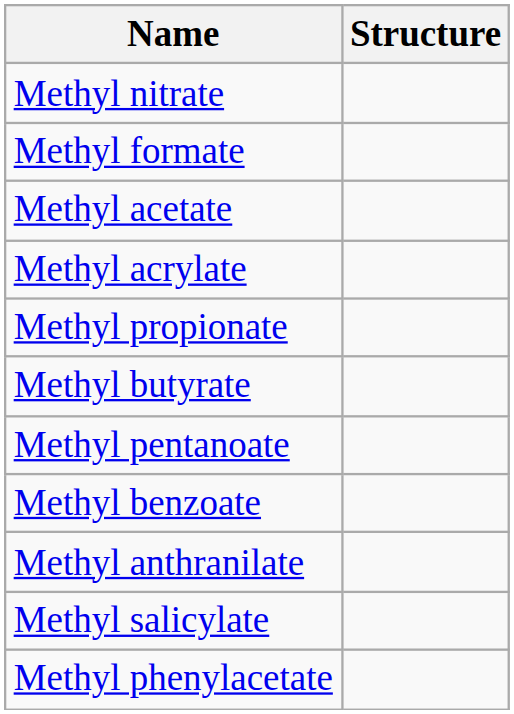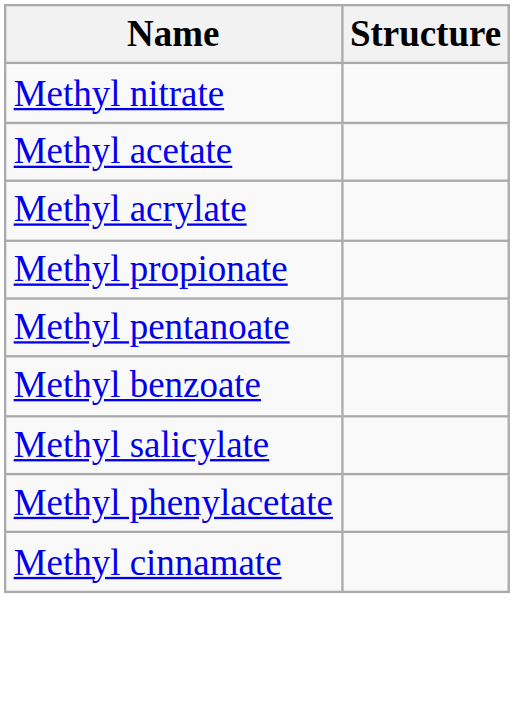- row: (129, 151)
- row: (132, 385)
- row: (159, 561)
+ row: (148, 561)
